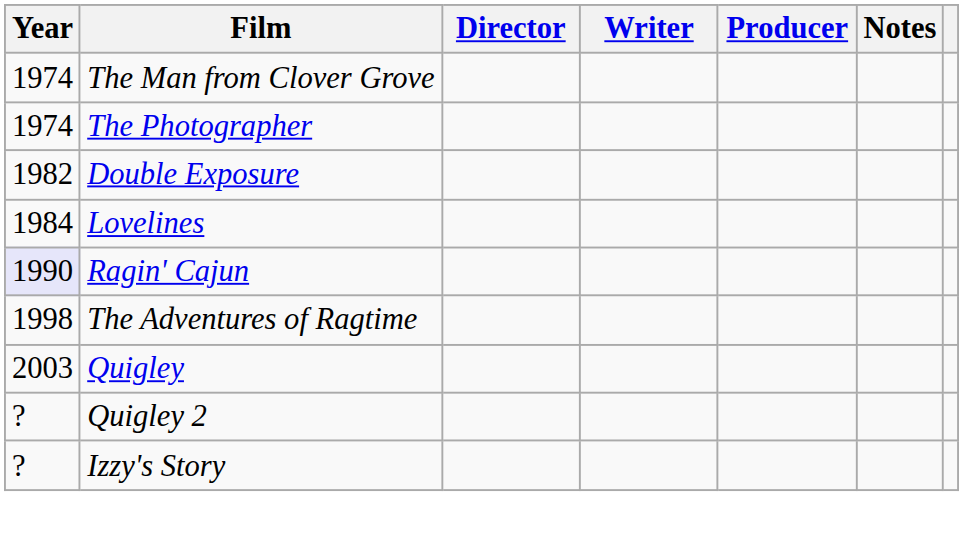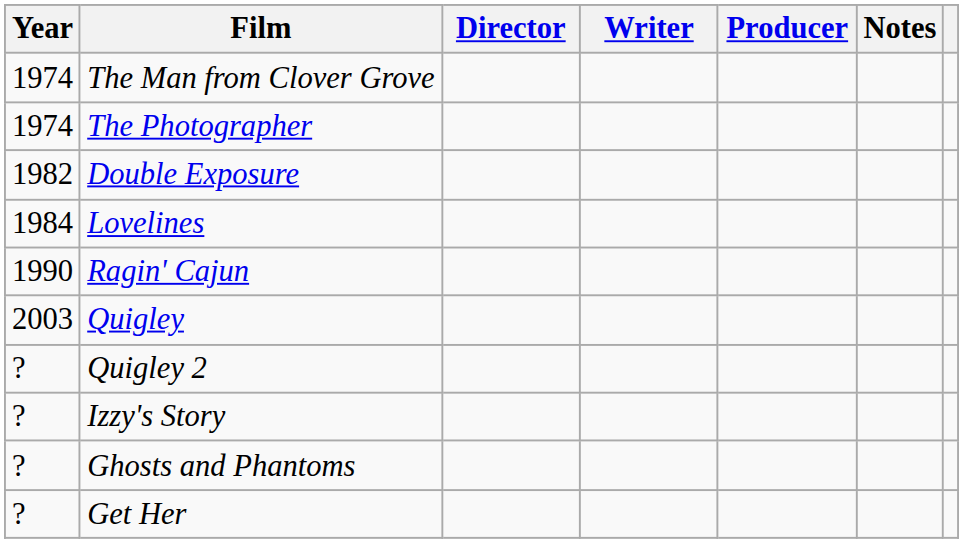(43, 271) lavender background -> (43, 271) no background
- row: (252, 319)
+ row: (221, 464)
+ row: (137, 513)
